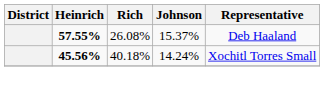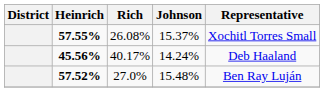(262, 35) Deb Haaland -> (262, 35) Xochitl Torres Small
(130, 55) 40.18% -> (130, 55) 40.17%
(262, 55) Xochitl Torres Small -> (262, 55) Deb Haaland
+ row: (80, 76)
